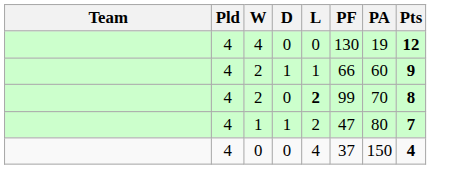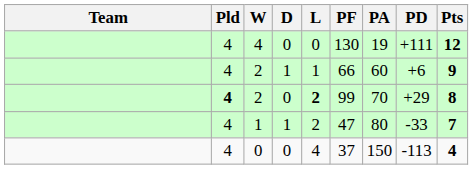+ column: (416, 17)
(228, 97) normal -> (228, 97) bold
